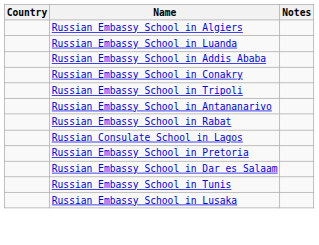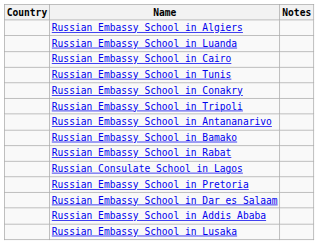+ row: (142, 59)
rows swapped: (159, 59) <-> (142, 185)
+ row: (144, 138)
